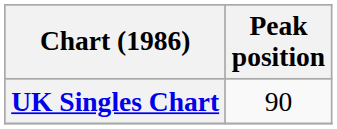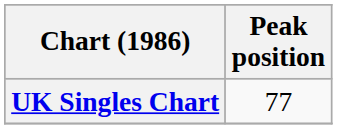(279, 100) 90 -> (279, 100) 77
